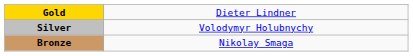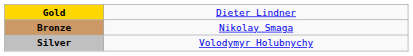rows swapped: (54, 28) <-> (54, 43)
